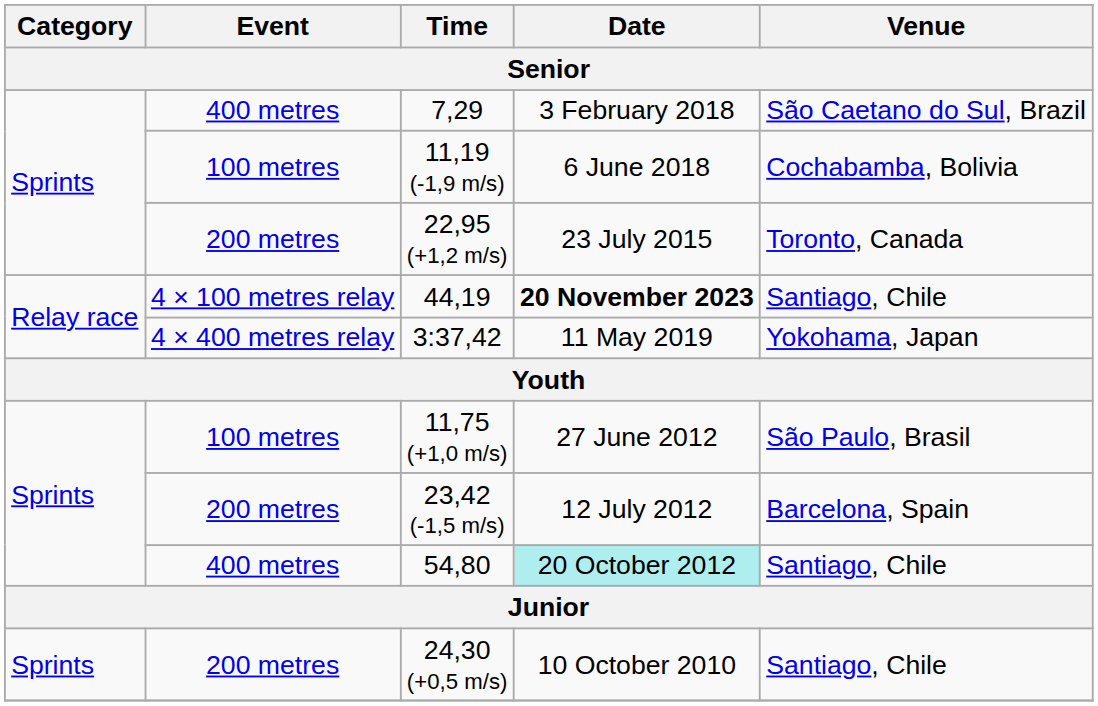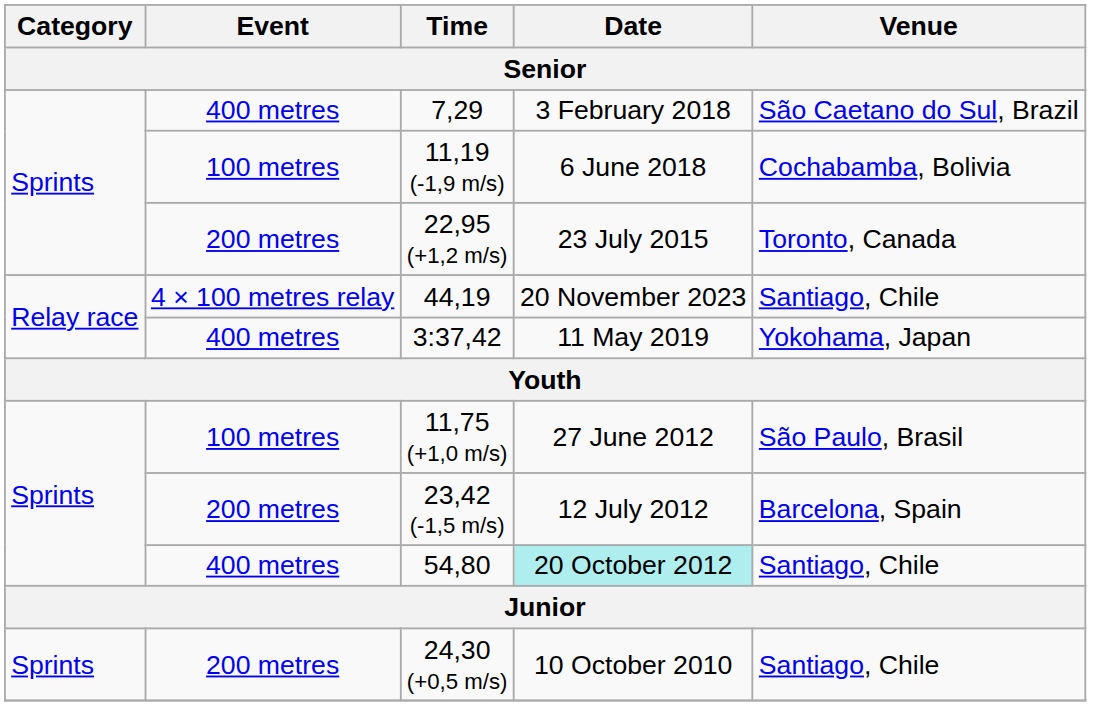(637, 296) bold -> (633, 296) normal
(273, 338) 4 × 400 metres relay -> (273, 338) 400 metres
